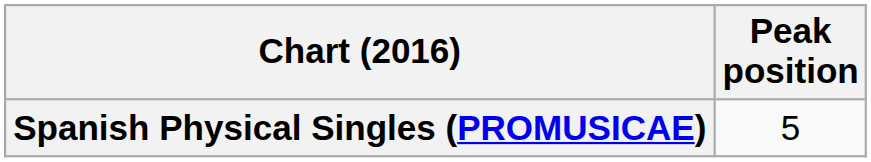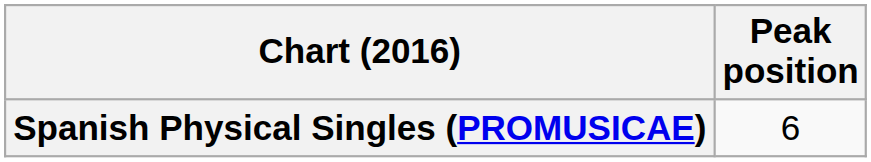(791, 127) 5 -> (791, 127) 6
